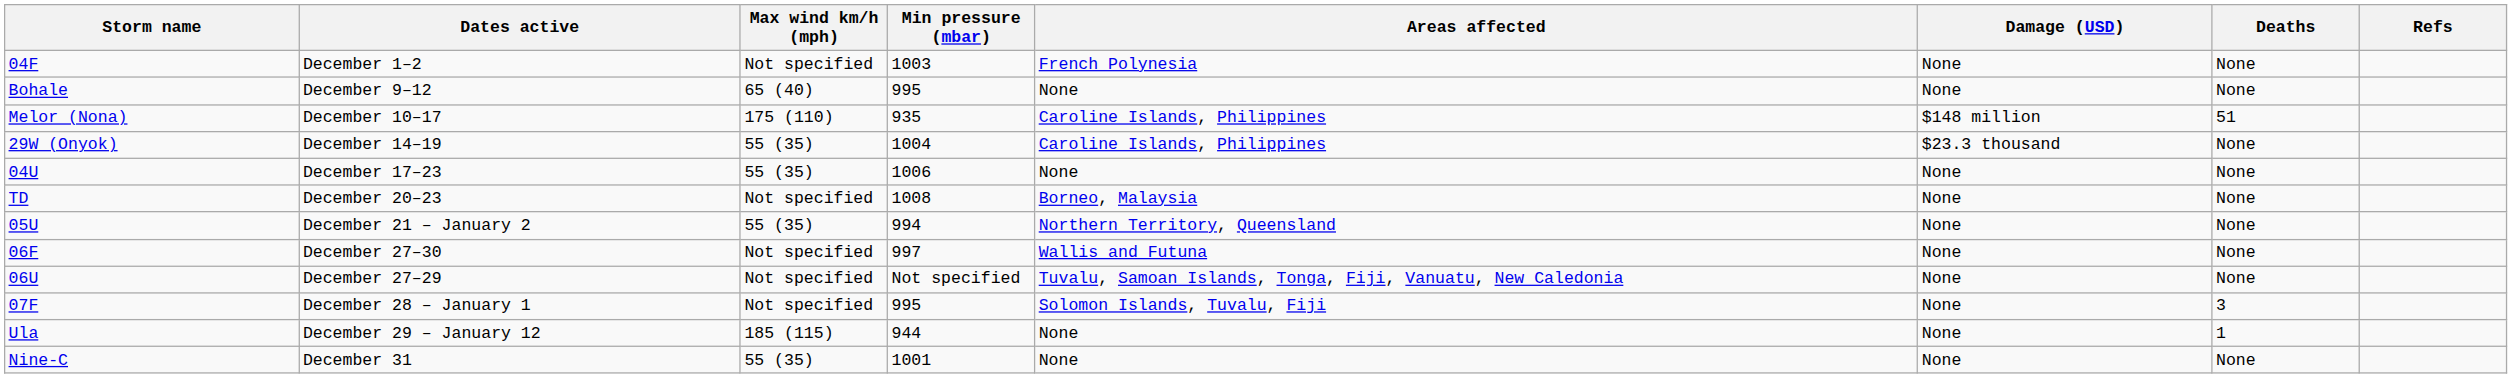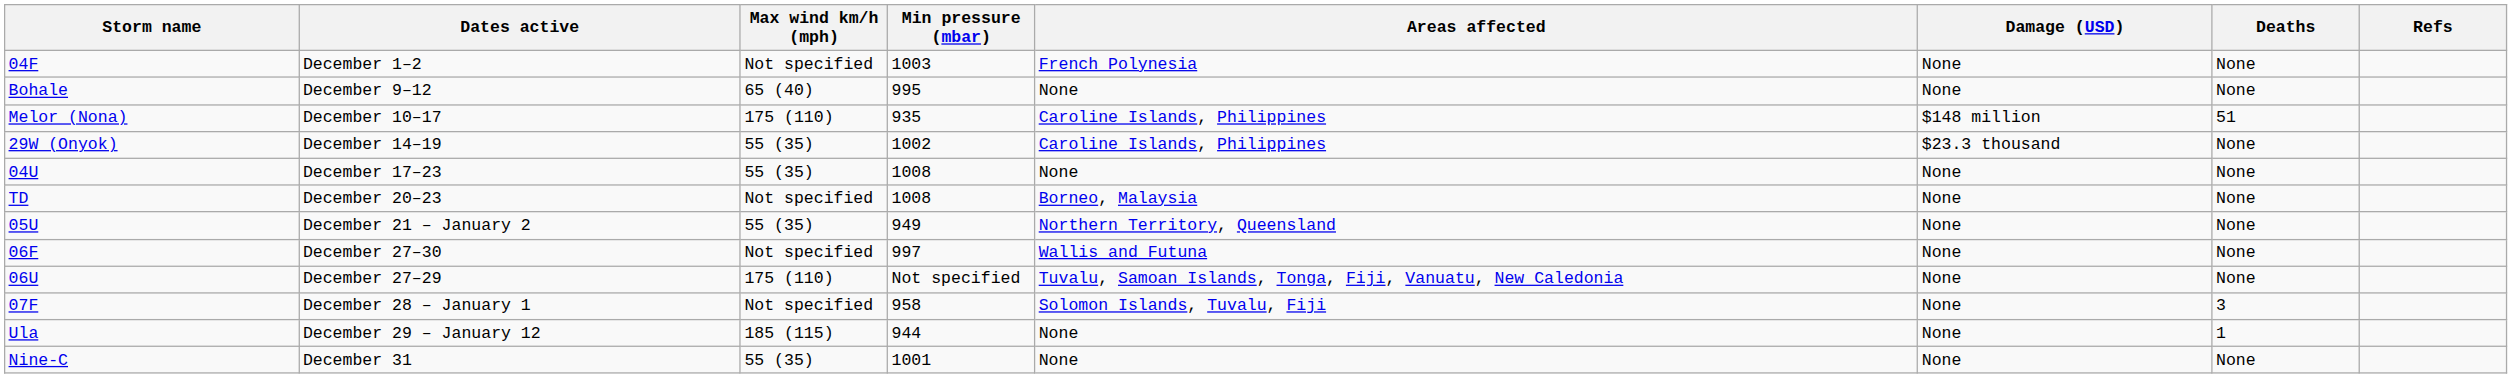(911, 145) 1004 -> (911, 145) 1002
(911, 172) 1006 -> (911, 172) 1008
(906, 225) 994 -> (906, 225) 949
(809, 279) Not specified -> (789, 279) 175 (110)
(906, 306) 995 -> (906, 306) 958
